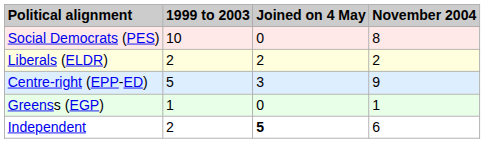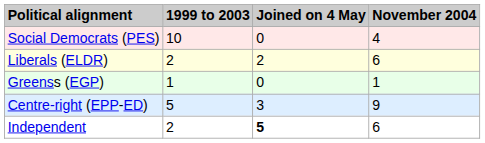(376, 37) 8 -> (376, 37) 4
(376, 60) 2 -> (376, 60) 6
rows swapped: (78, 82) <-> (56, 104)
